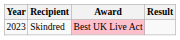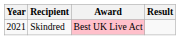(16, 27) 2023 -> (16, 27) 2021
